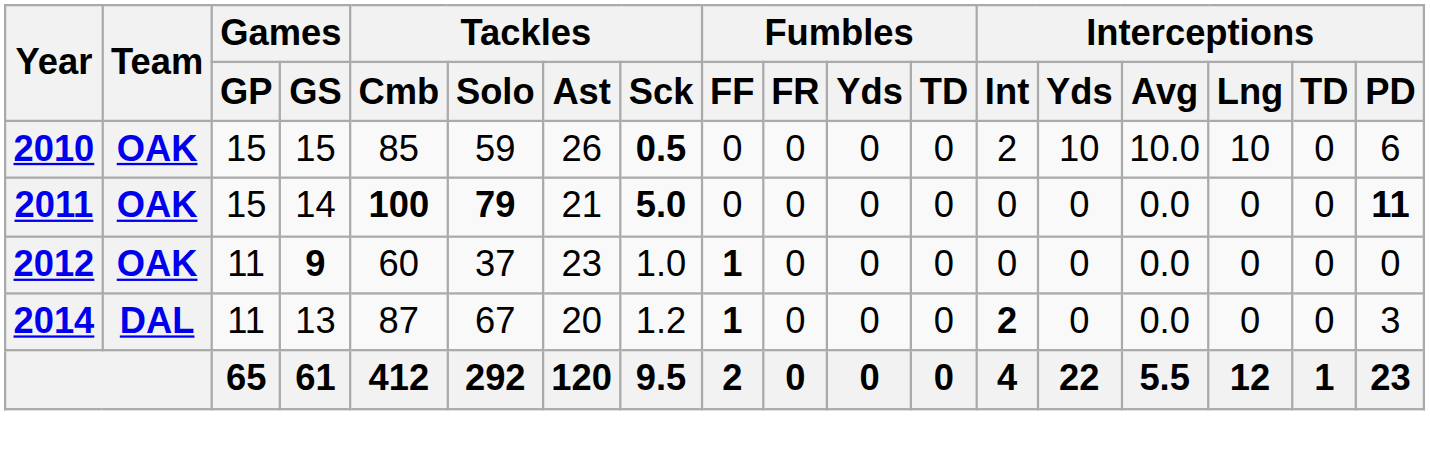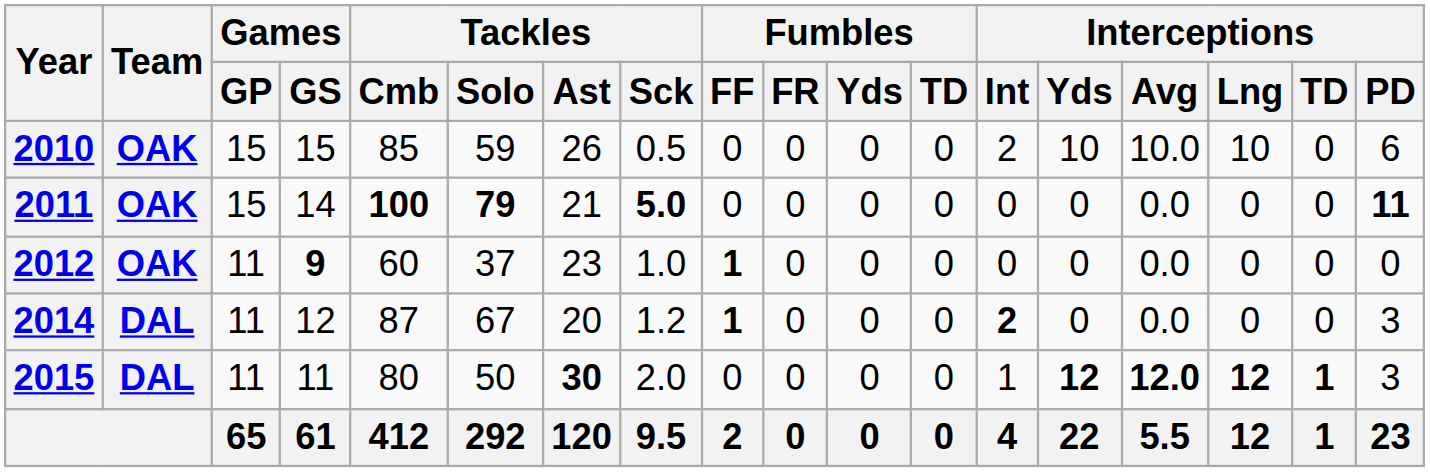(661, 148) bold -> (661, 148) normal
(315, 321) 13 -> (315, 321) 12
+ row: (54, 378)
